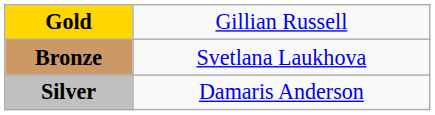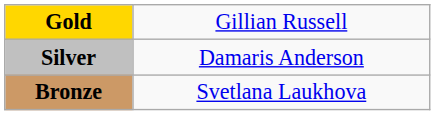rows swapped: (69, 92) <-> (69, 57)
